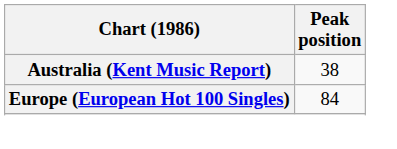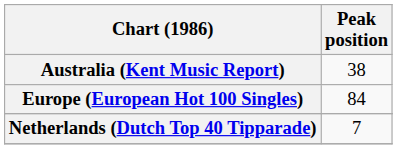+ row: (163, 128)
